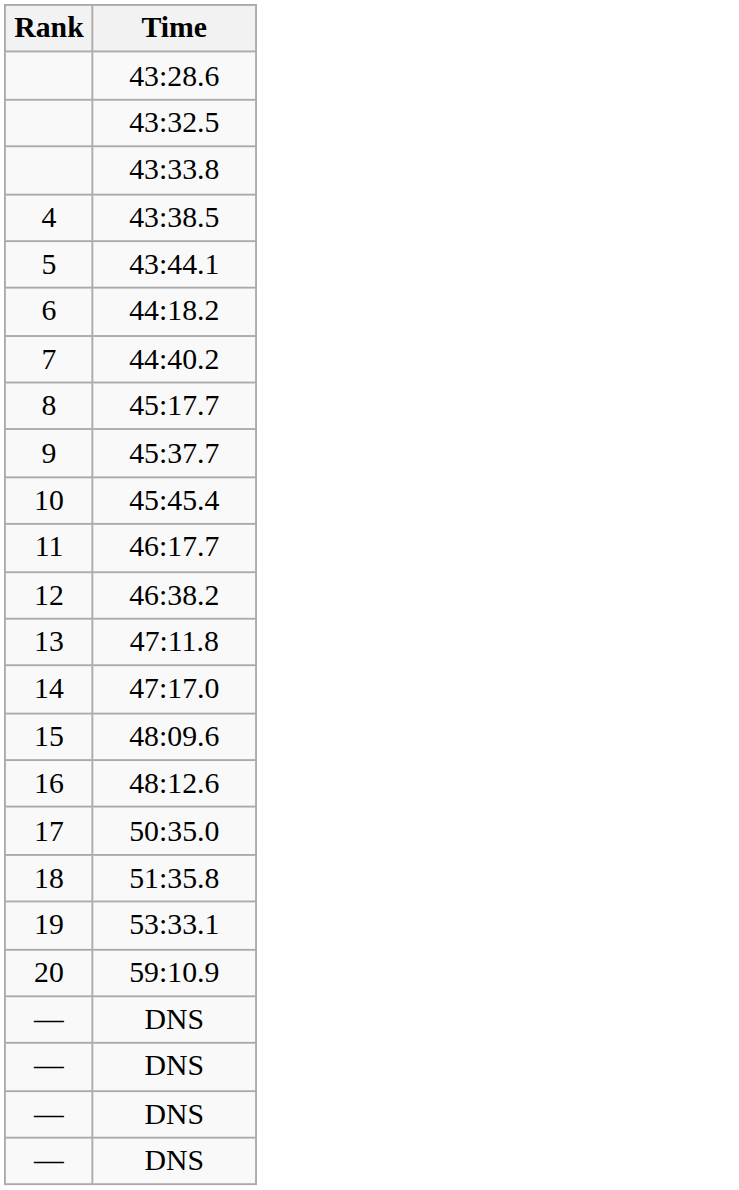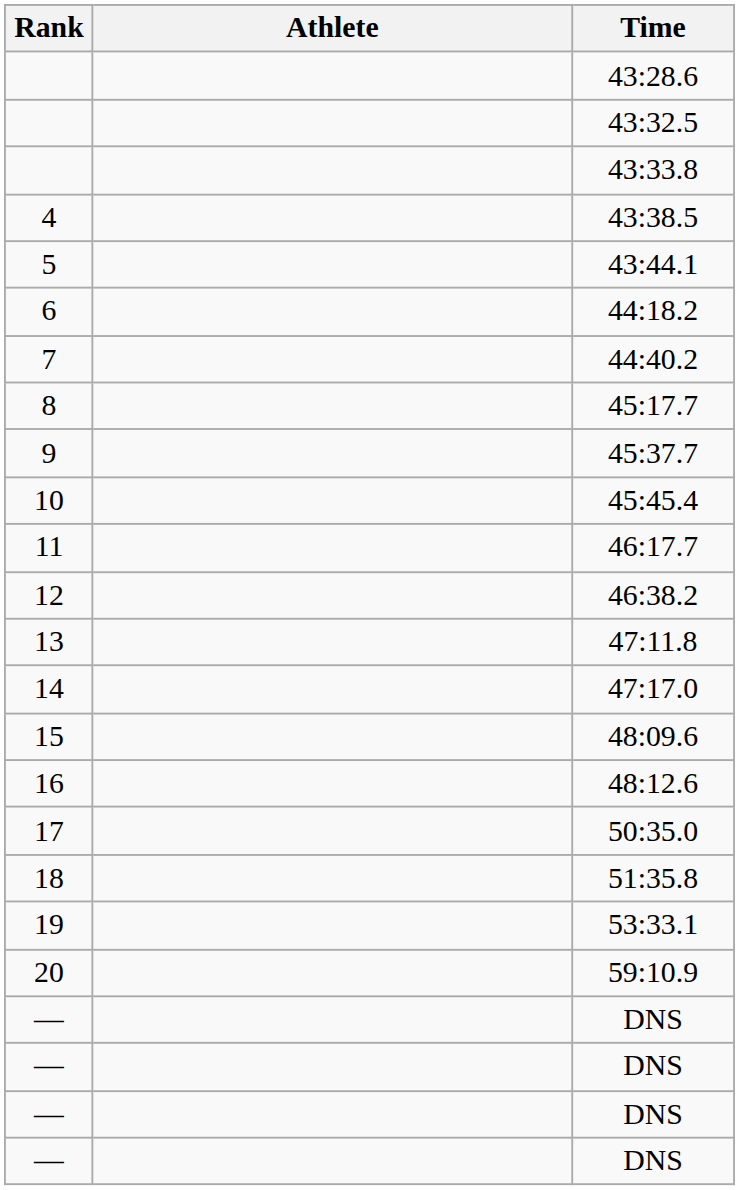+ column: (332, 28)
